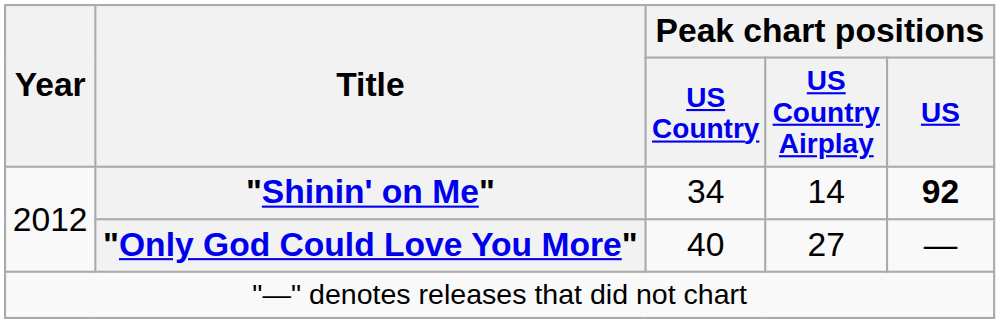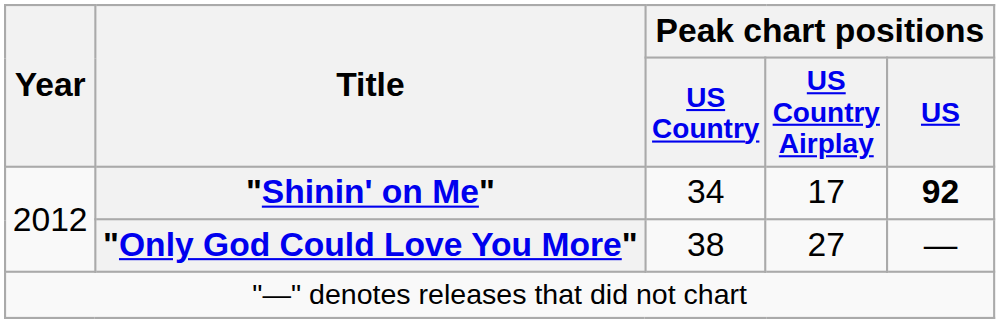(826, 192) 14 -> (826, 192) 17
(706, 245) 40 -> (706, 245) 38
